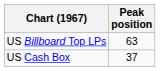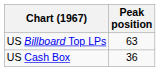(132, 58) 37 -> (132, 58) 36
